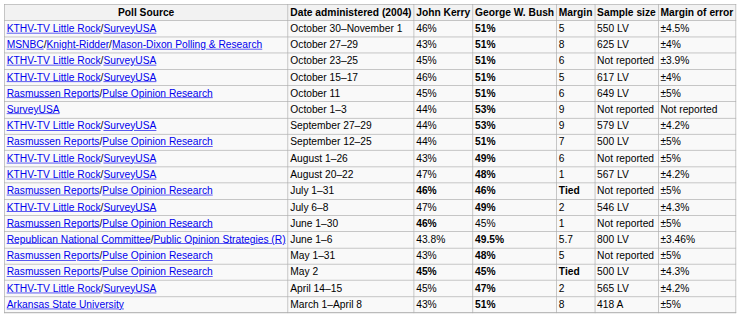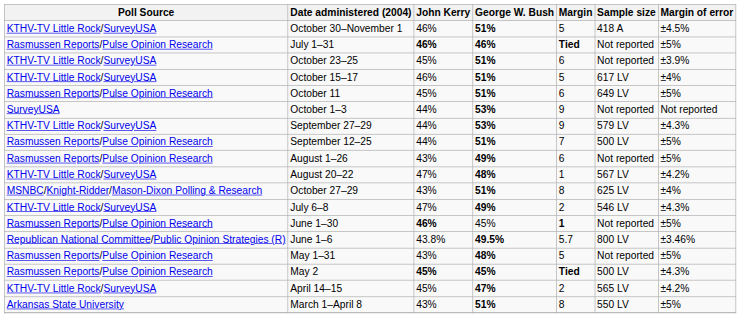(613, 28) 550 LV -> (610, 28) 418 A
rows swapped: (324, 45) <-> (312, 191)
(675, 126) ±4.2% -> (675, 126) ±4.3%
(82, 158) KTHV-TV Little Rock/SurveyUSA -> (110, 158) Rasmussen Reports/Pulse Opinion Research
(562, 223) normal -> (562, 223) bold
(610, 304) 418 A -> (613, 304) 550 LV
